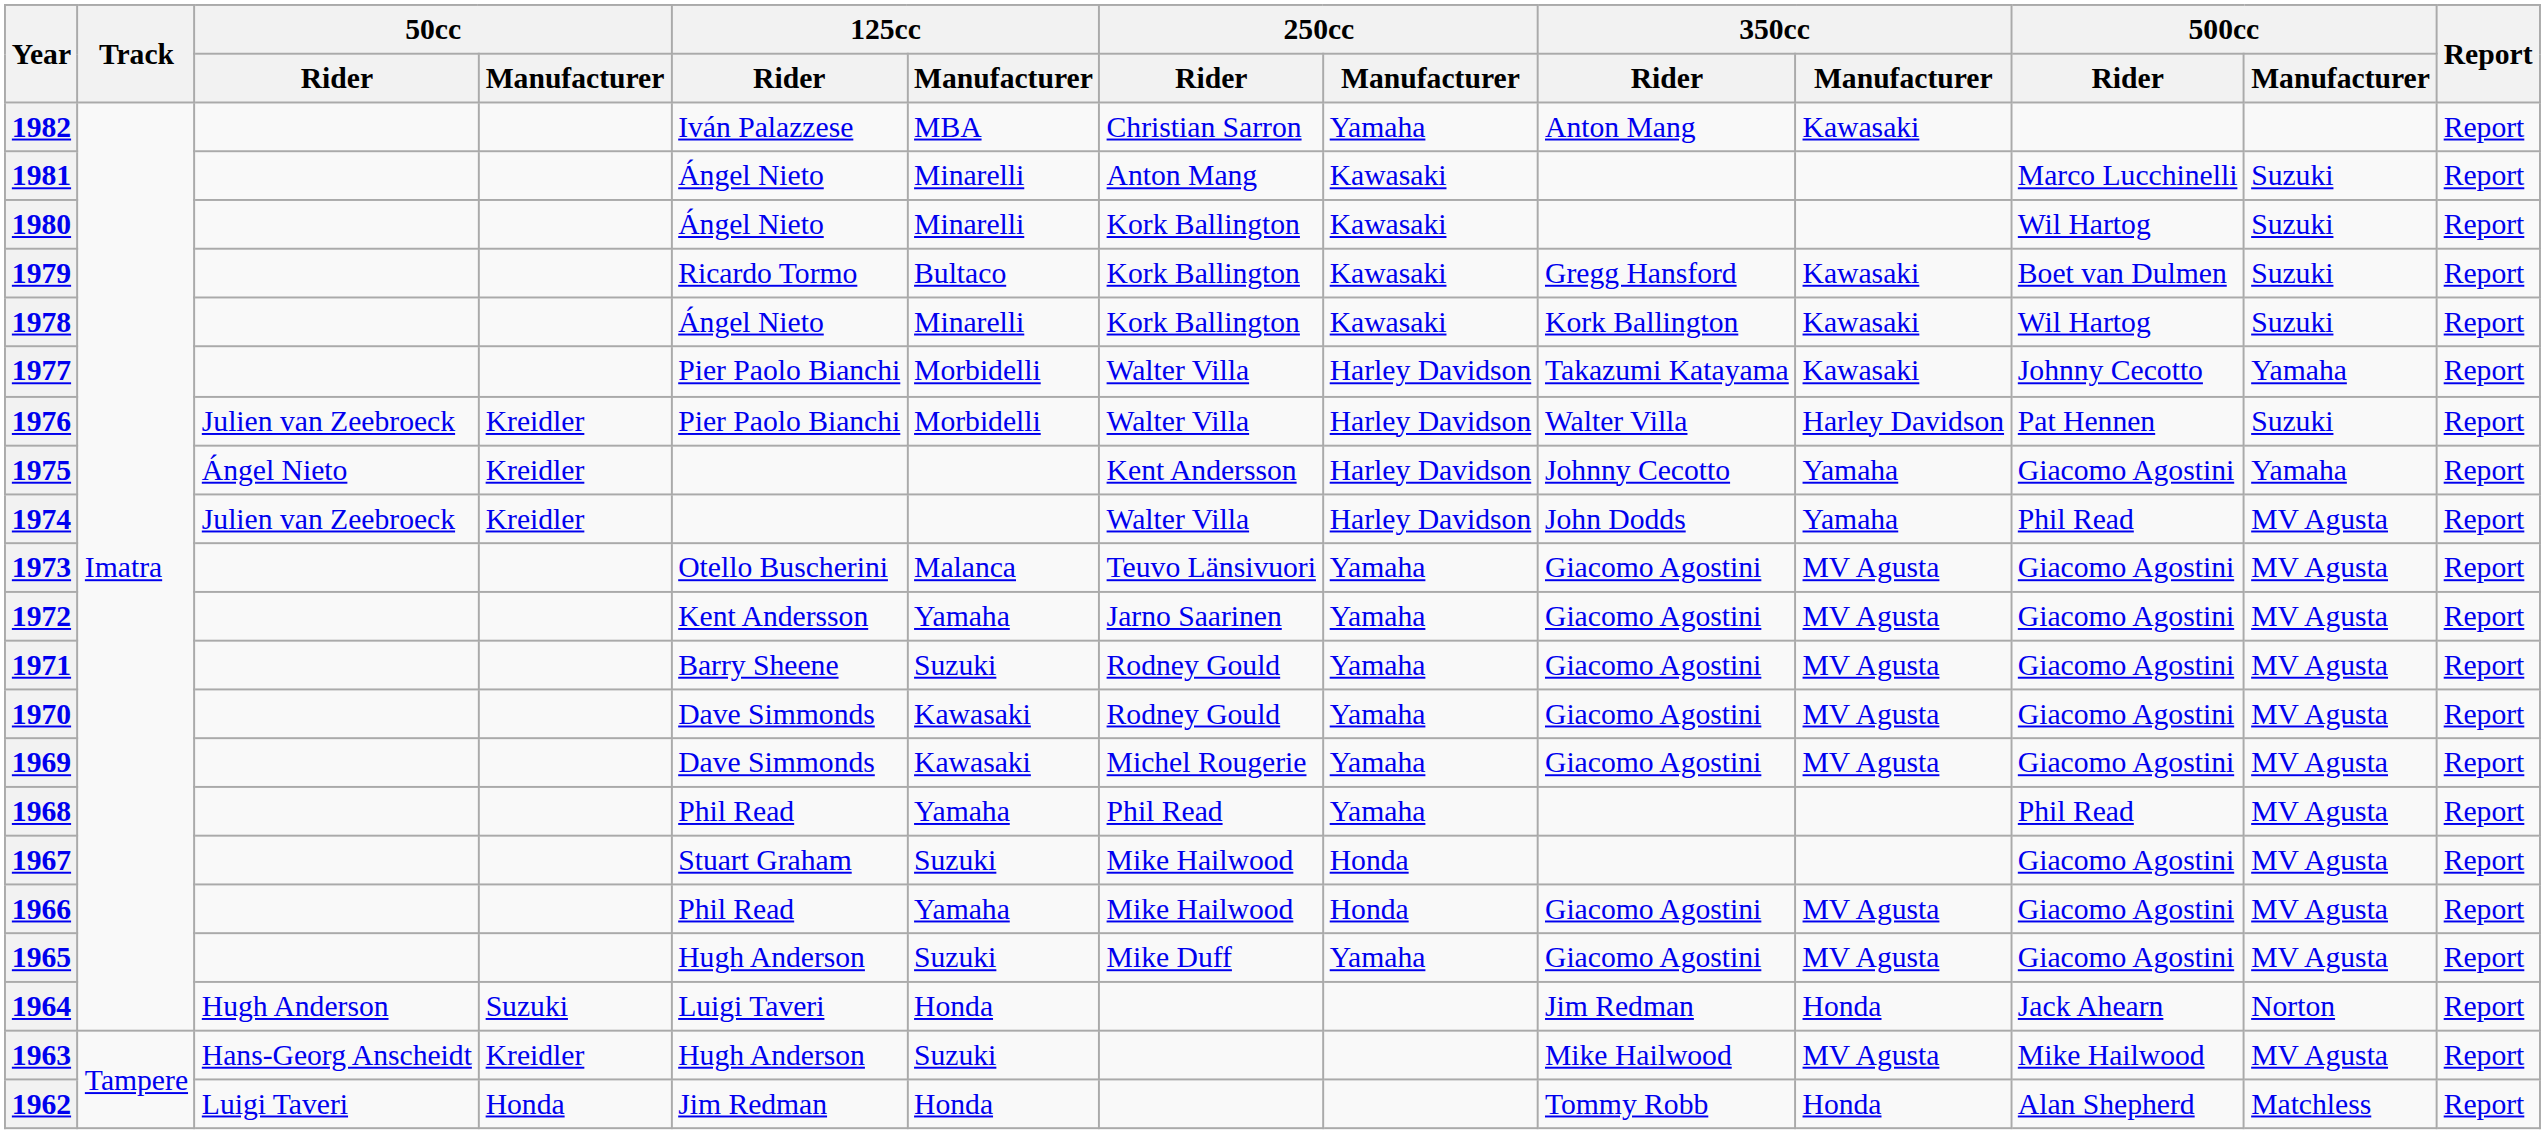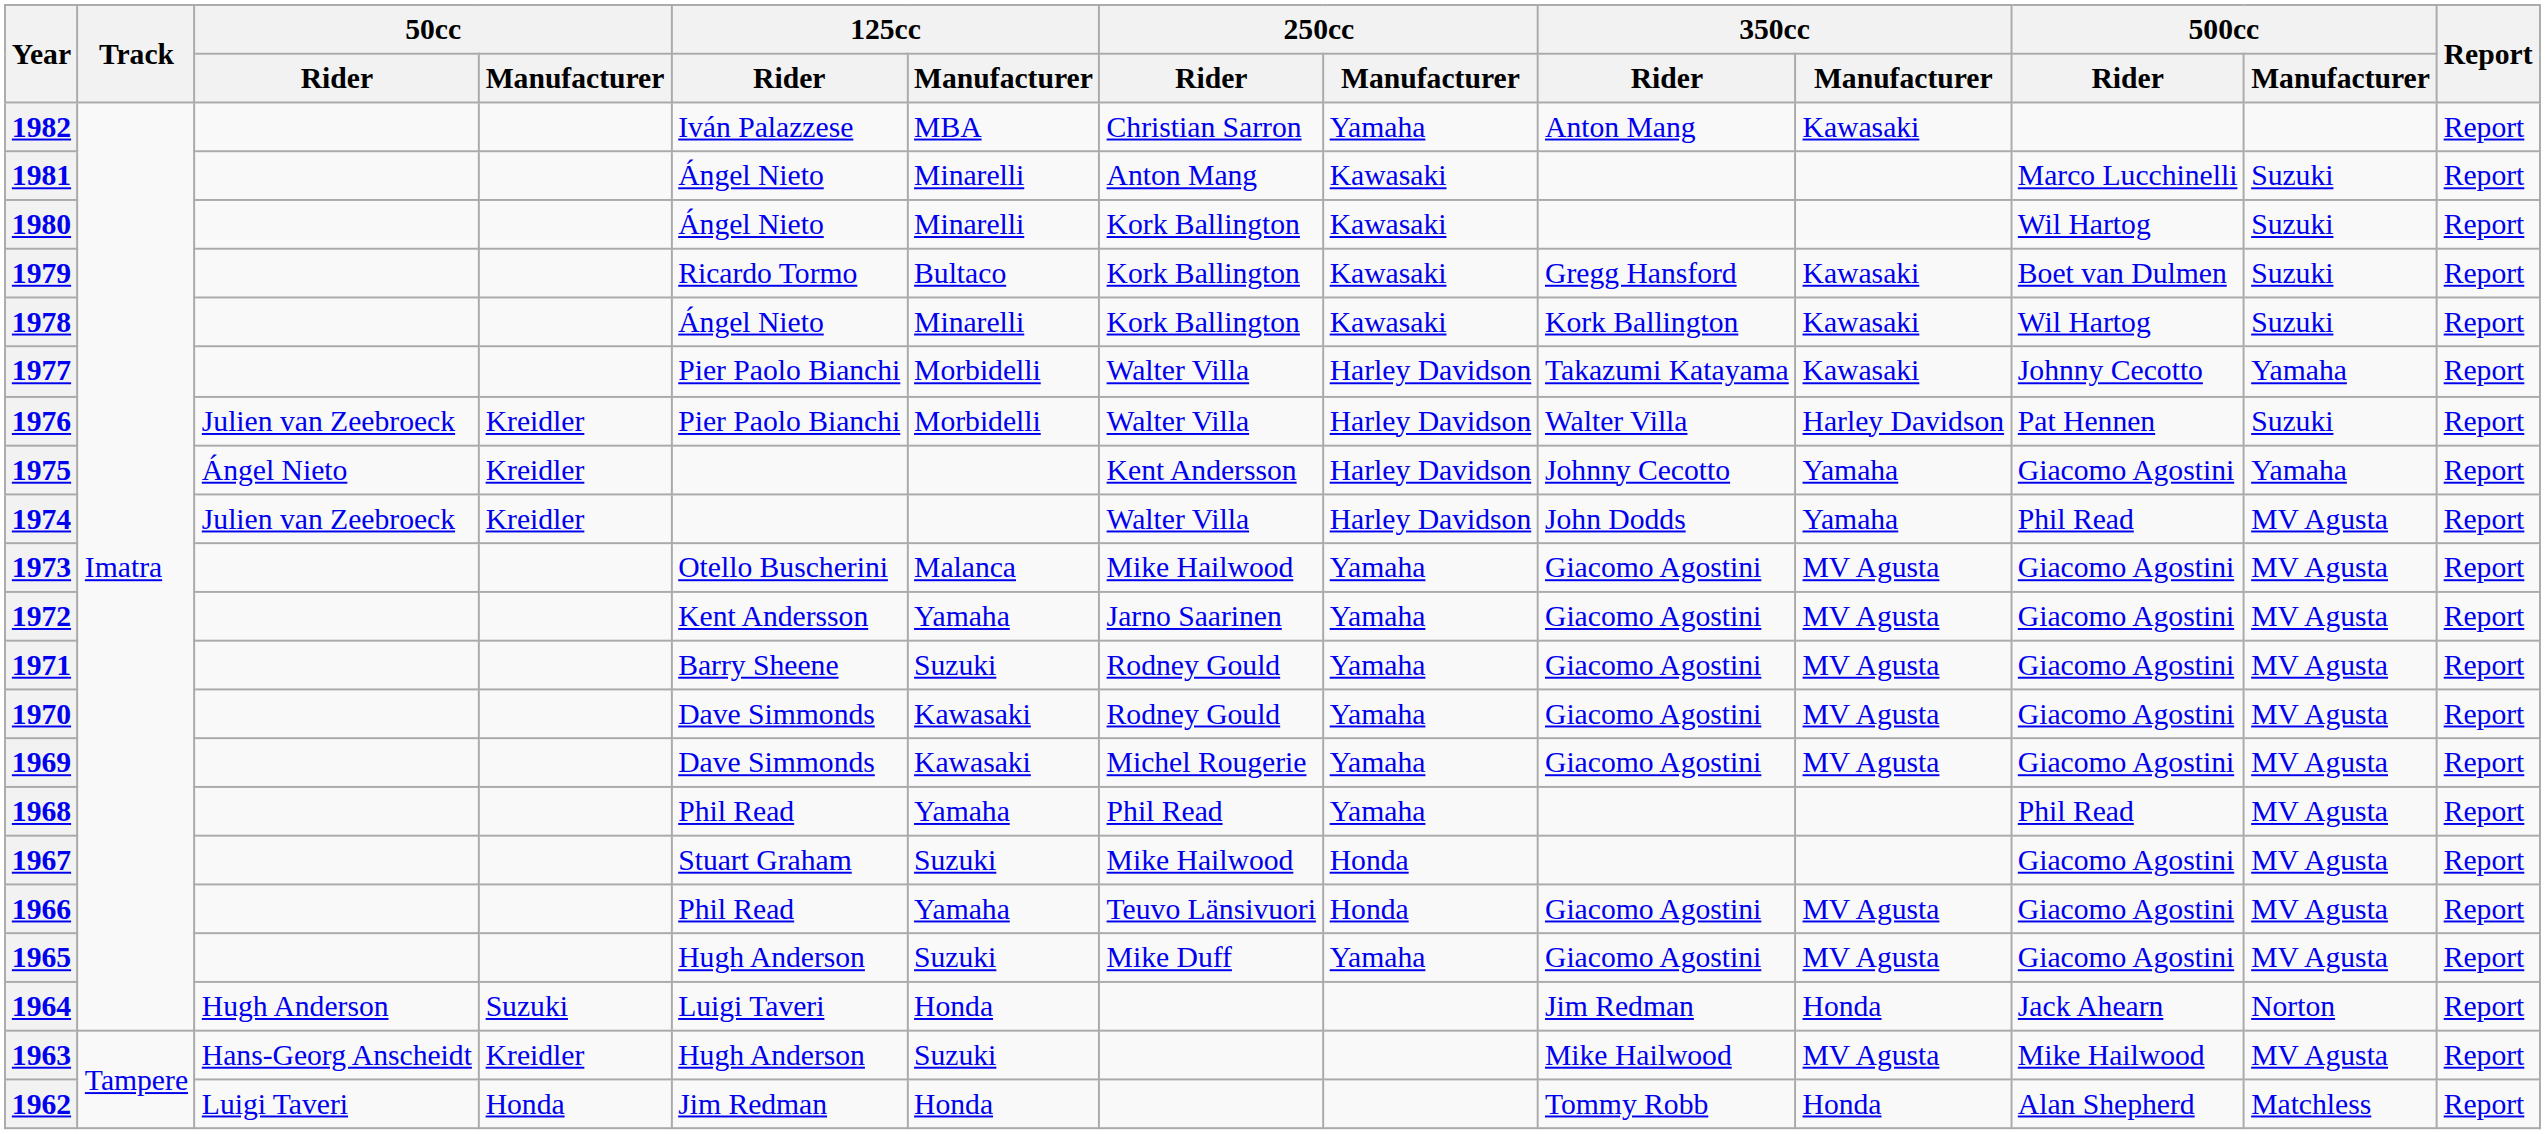(1211, 566) Teuvo Länsivuori -> (1200, 566) Mike Hailwood
(1200, 908) Mike Hailwood -> (1211, 908) Teuvo Länsivuori
